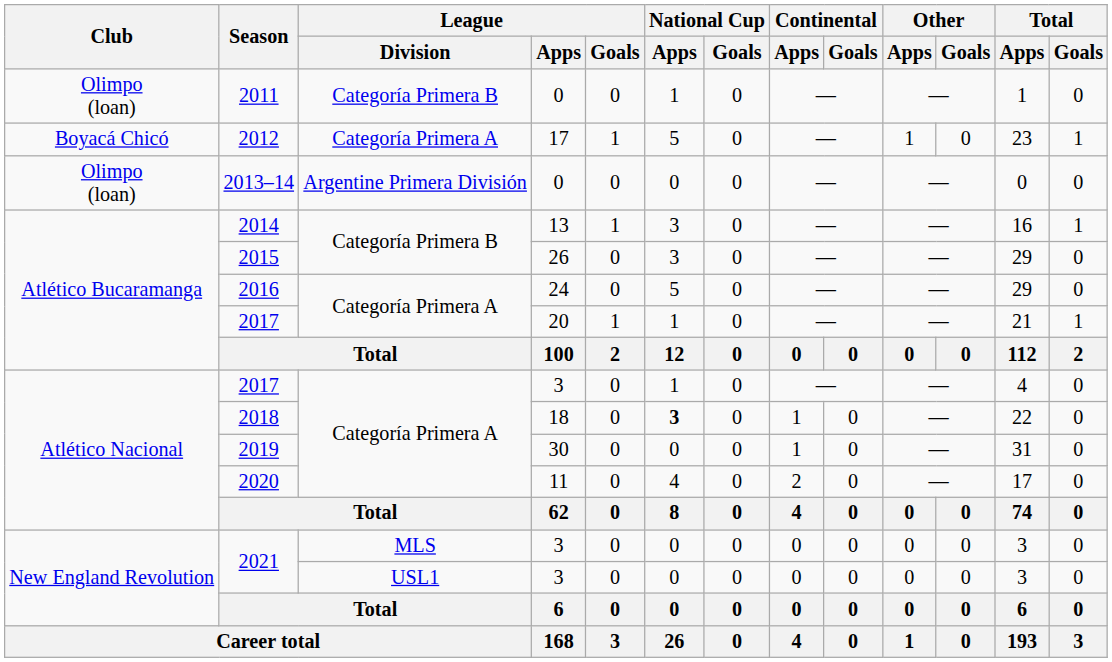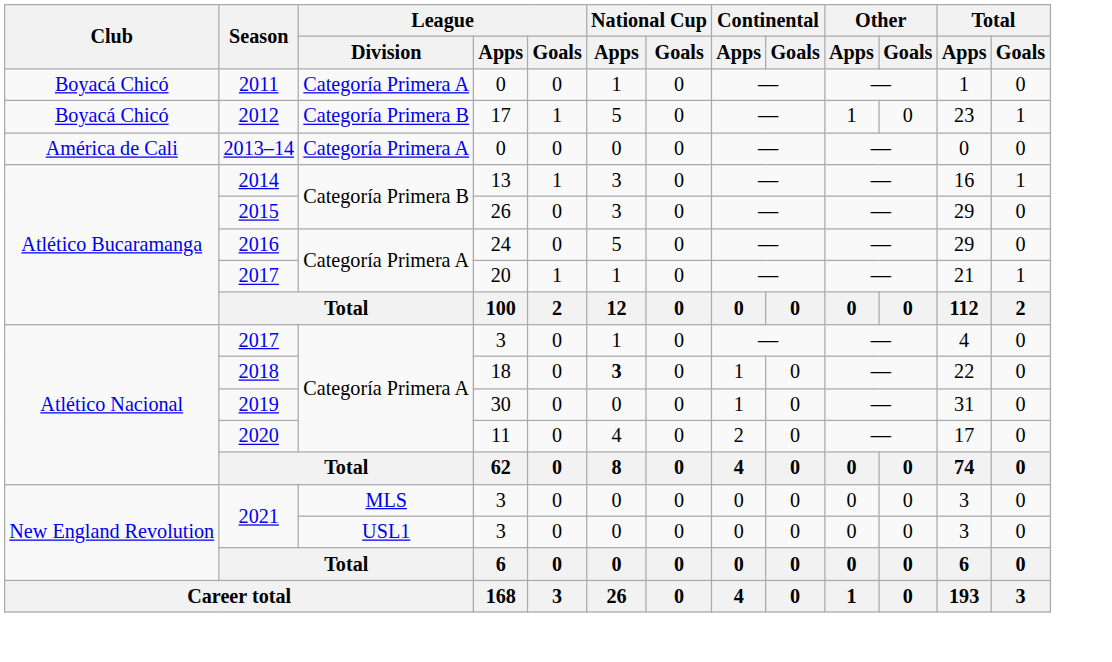(112, 95) Olimpo (loan) -> (112, 84) Boyacá Chicó
(415, 95) Categoría Primera B -> (386, 84) Categoría Primera A
(415, 139) Categoría Primera A -> (386, 116) Categoría Primera B
(112, 182) Olimpo (loan) -> (112, 148) América de Cali
(415, 182) Argentine Primera División -> (386, 148) Categoría Primera A
